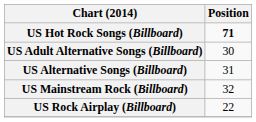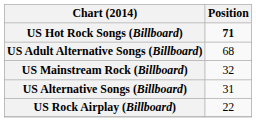(228, 51) 30 -> (228, 51) 68
rows swapped: (105, 70) <-> (105, 88)
